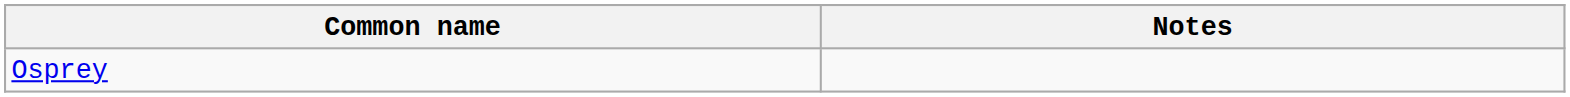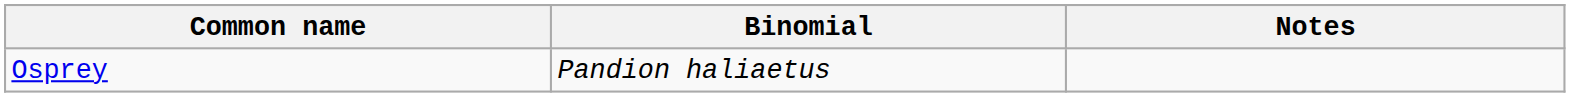+ column: (809, 27)
